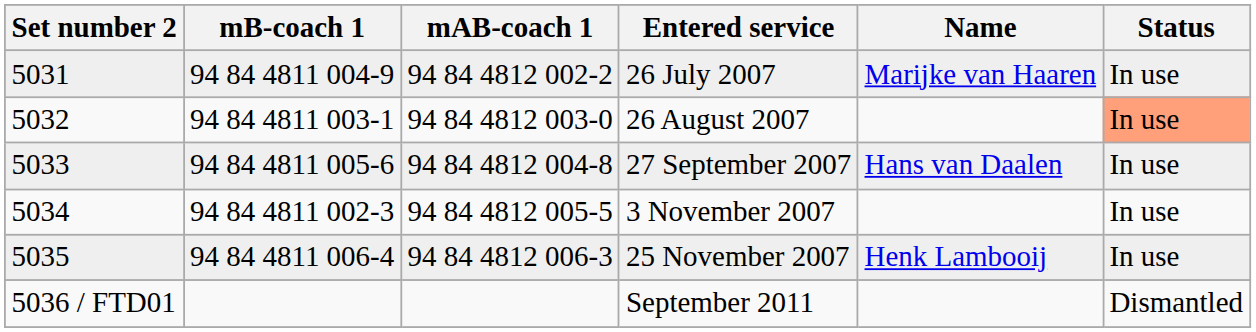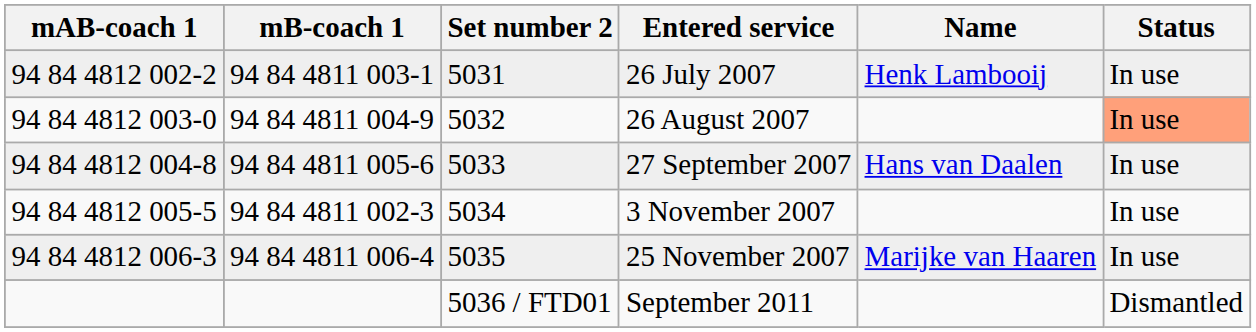columns swapped: (94, 27) <-> (510, 27)
(292, 73) 94 84 4811 004-9 -> (332, 73) 94 84 4811 003-1
(980, 73) Marijke van Haaren -> (956, 73) Henk Lambooij
(292, 119) 94 84 4811 003-1 -> (332, 119) 94 84 4811 004-9
(956, 257) Henk Lambooij -> (980, 257) Marijke van Haaren
